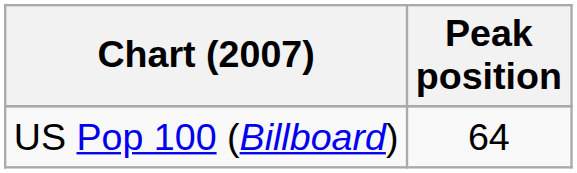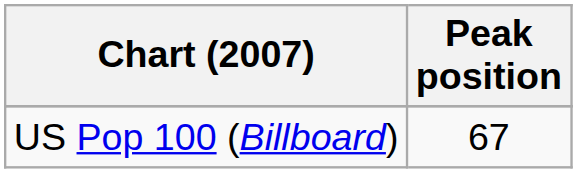(489, 136) 64 -> (489, 136) 67
